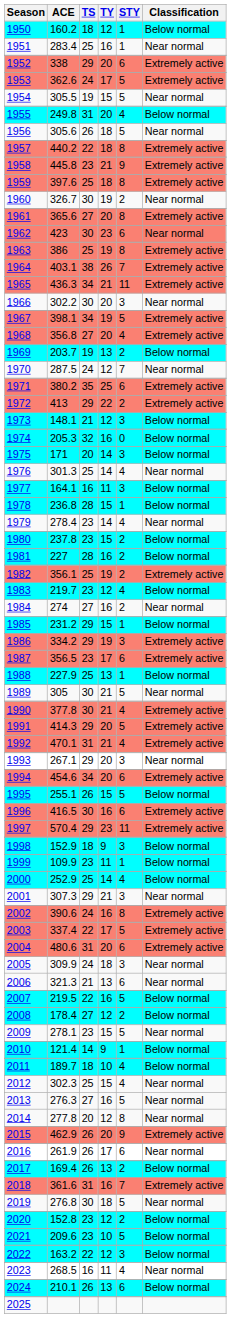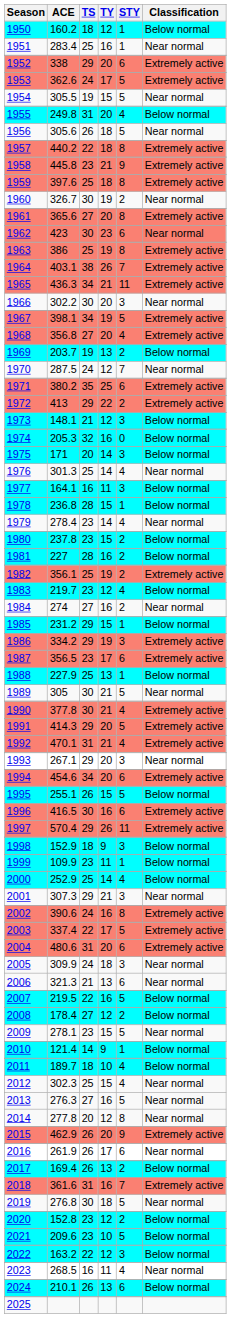(106, 829) 23 -> (106, 829) 26
